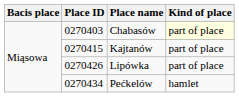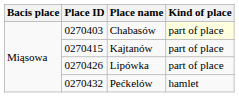(84, 83) 0270434 -> (84, 83) 0270432
